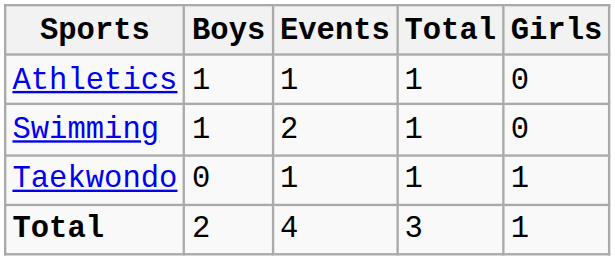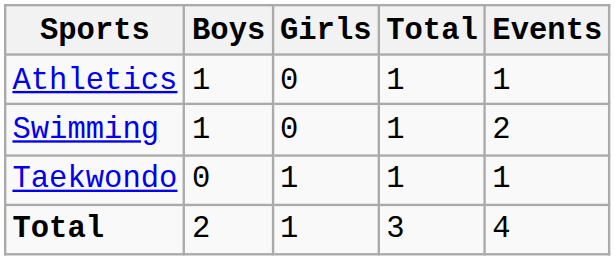columns swapped: (557, 30) <-> (335, 30)
